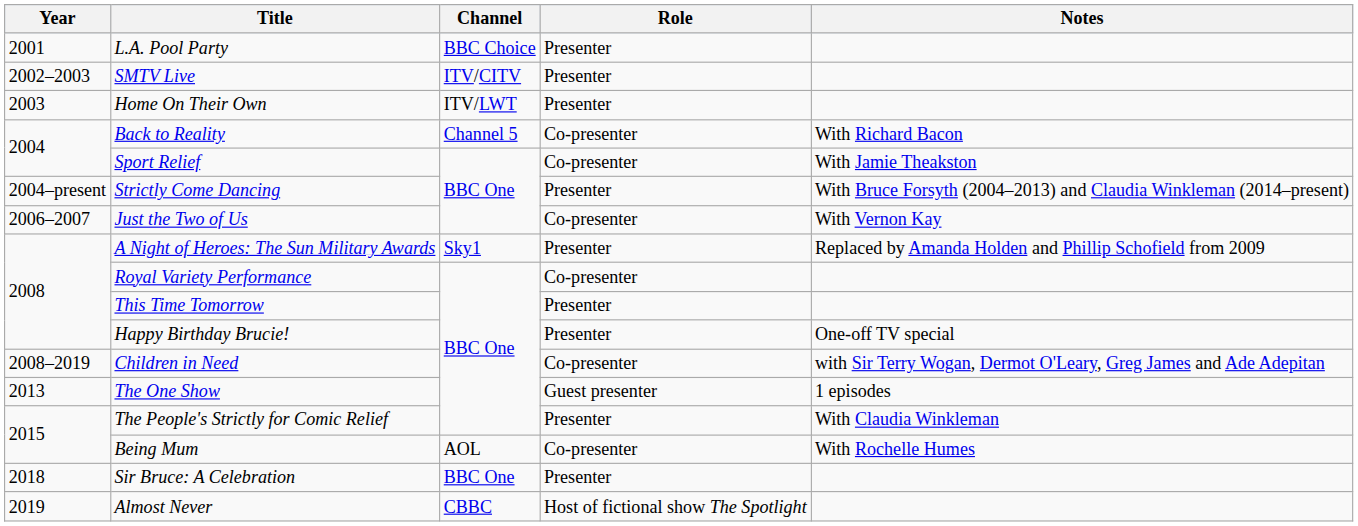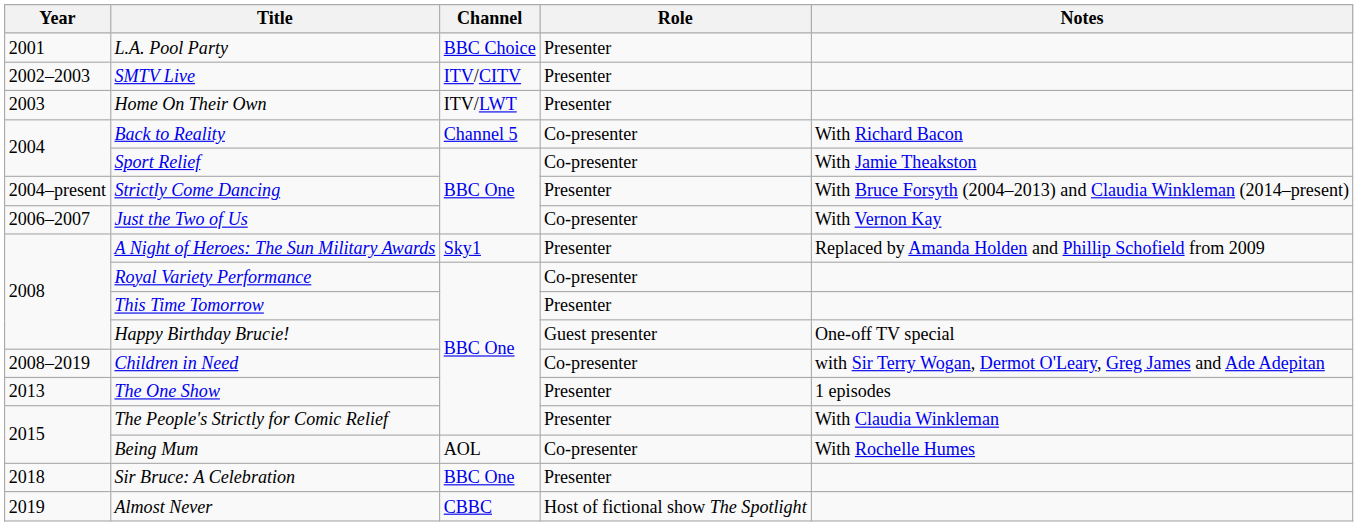(578, 334) Presenter -> (600, 334) Guest presenter
(600, 391) Guest presenter -> (578, 391) Presenter
